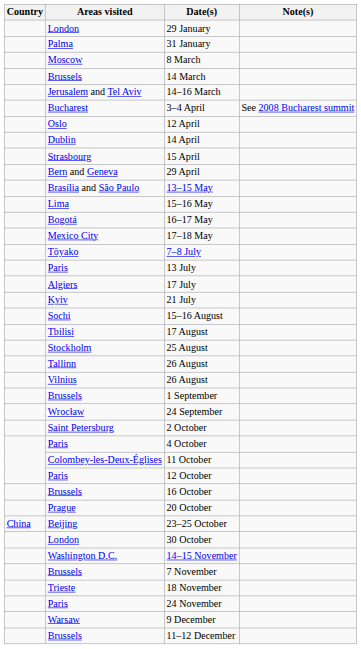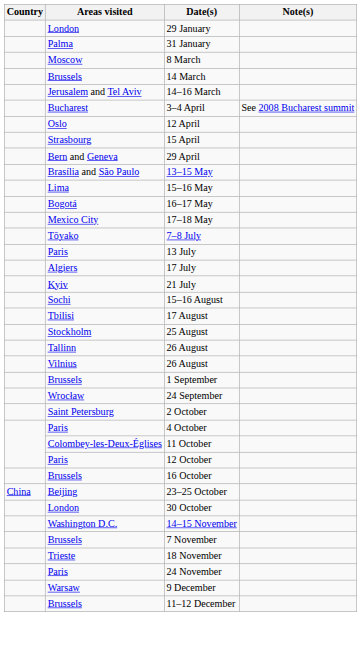- row: (62, 140)
- row: (62, 508)
